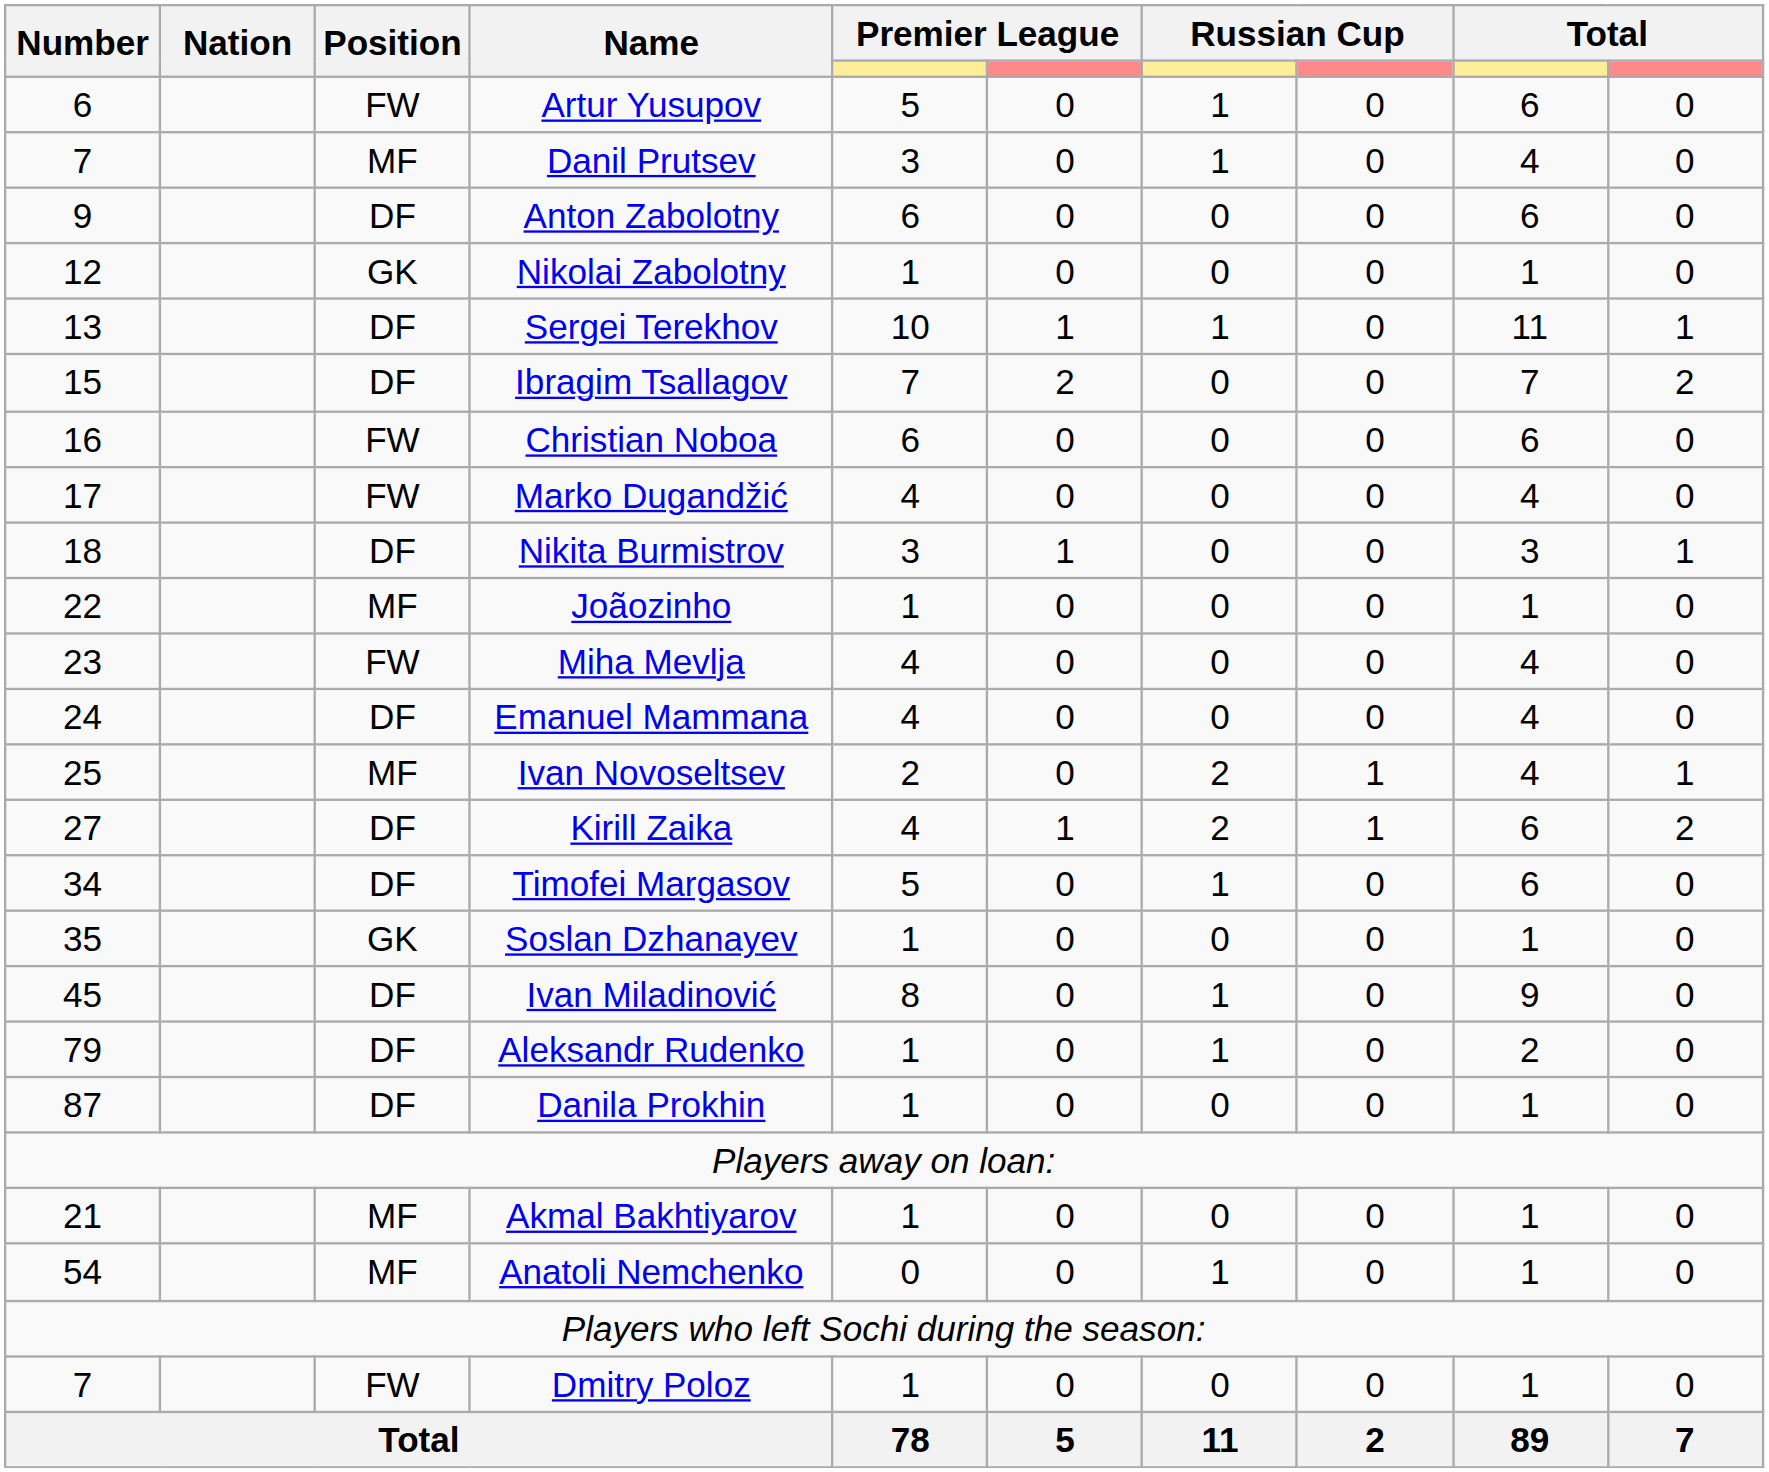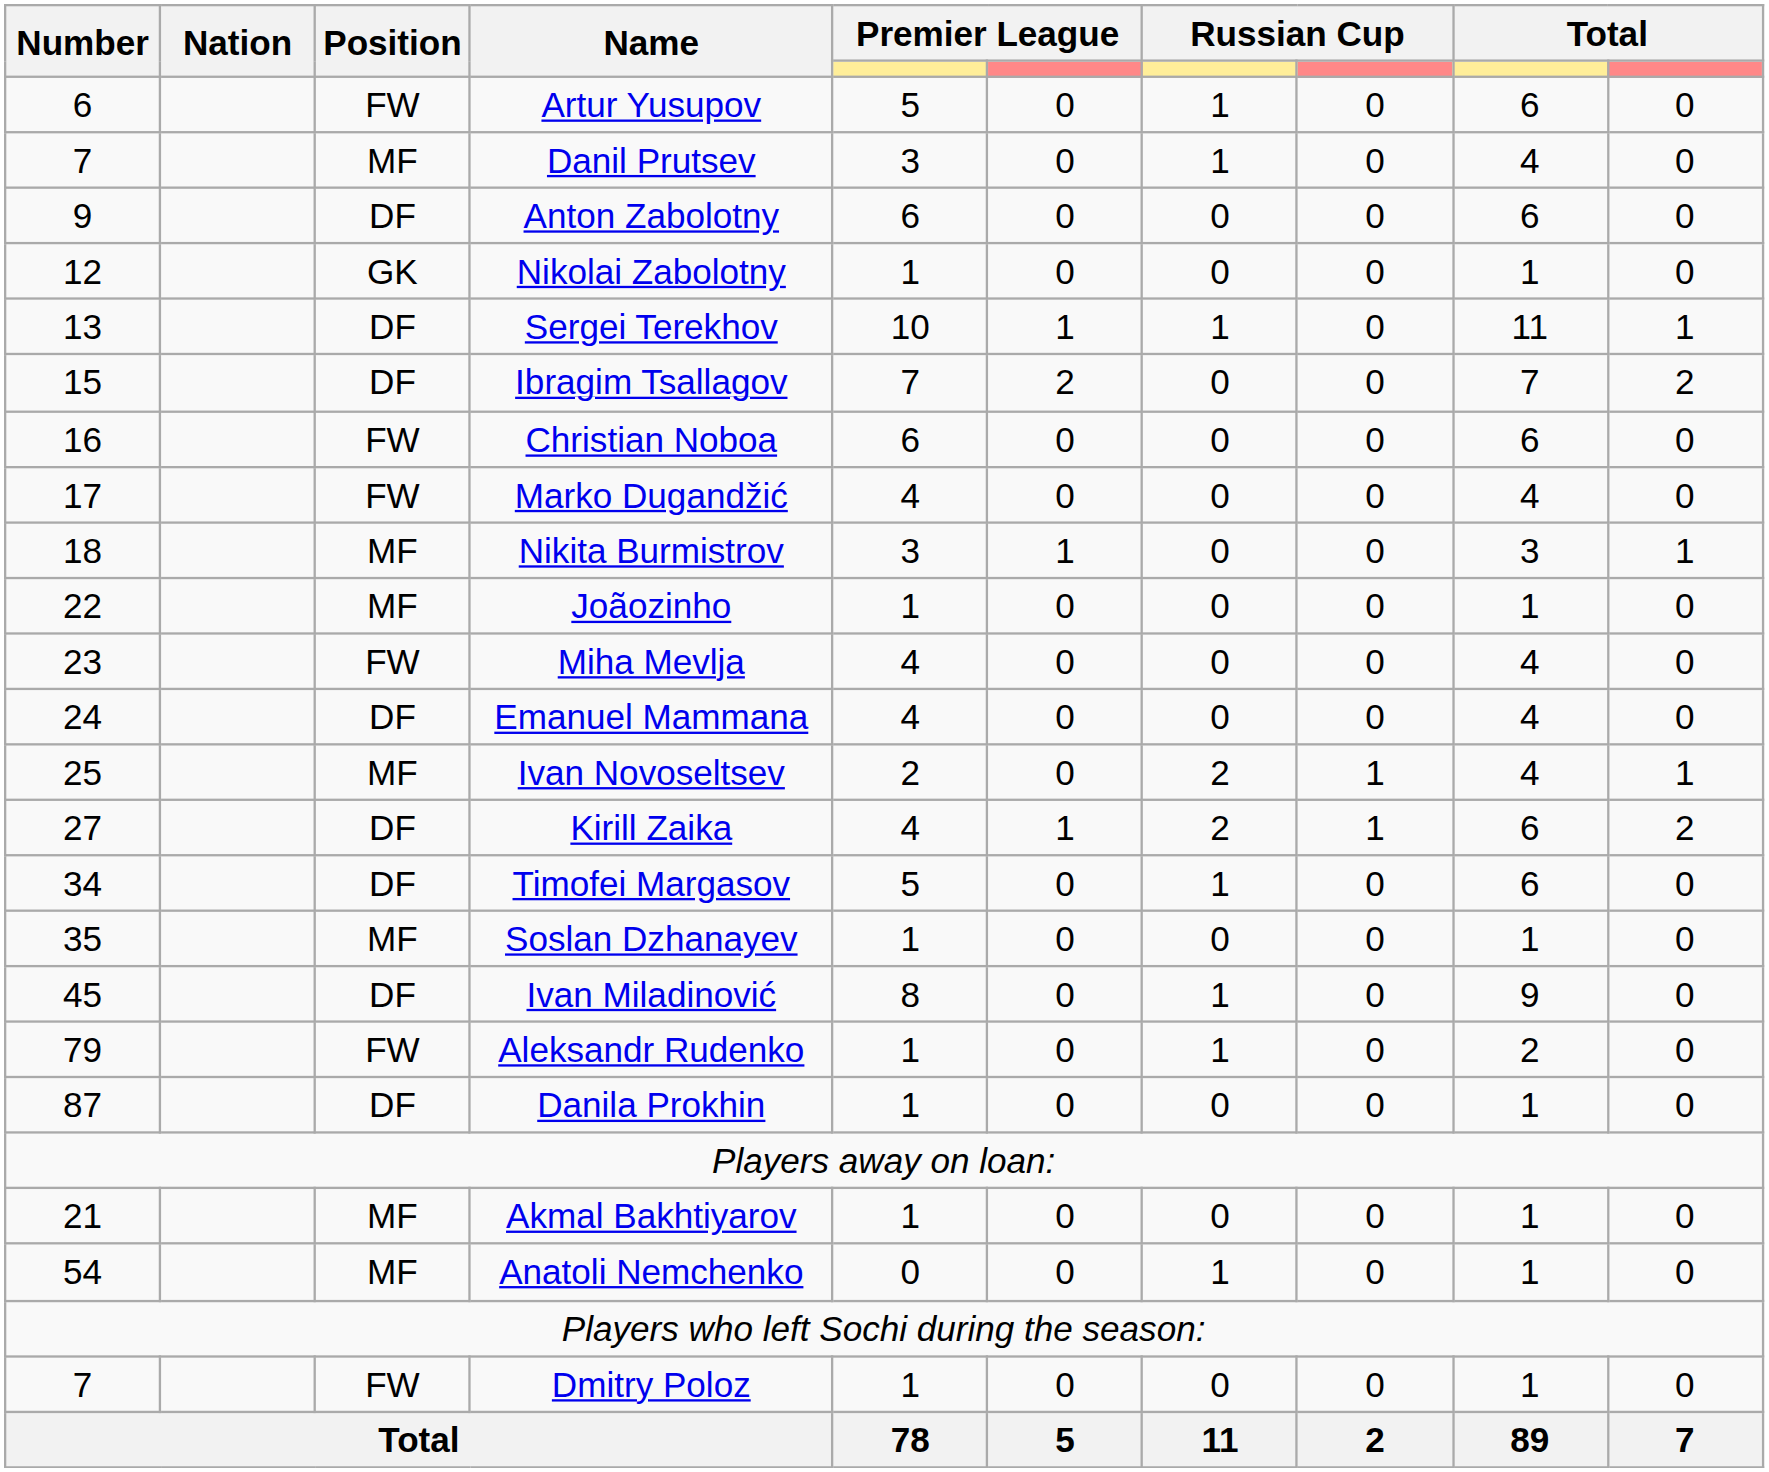(392, 550) DF -> (392, 550) MF
(392, 939) GK -> (392, 939) MF
(392, 1050) DF -> (392, 1050) FW
